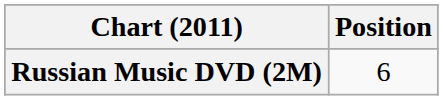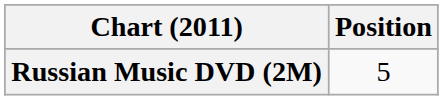(383, 71) 6 -> (383, 71) 5
